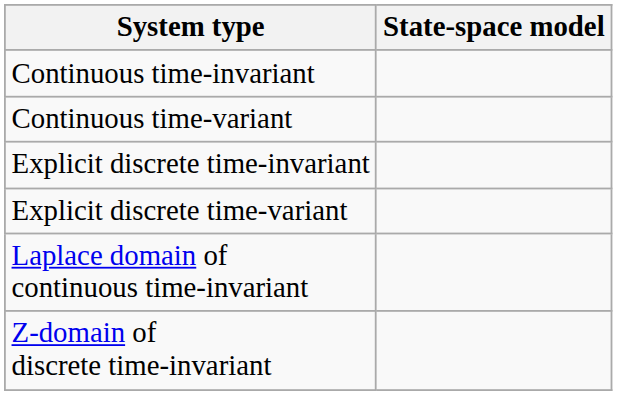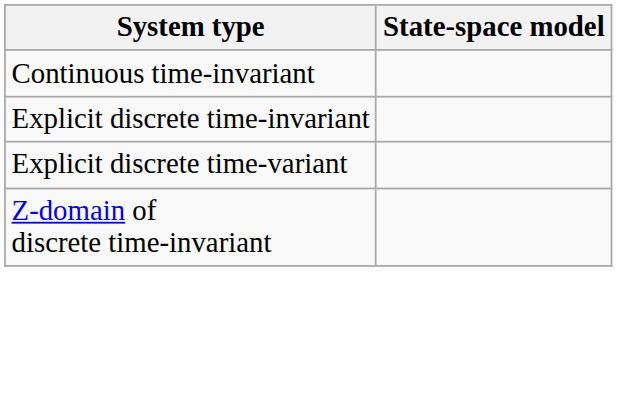- row: (152, 118)
- row: (160, 271)
